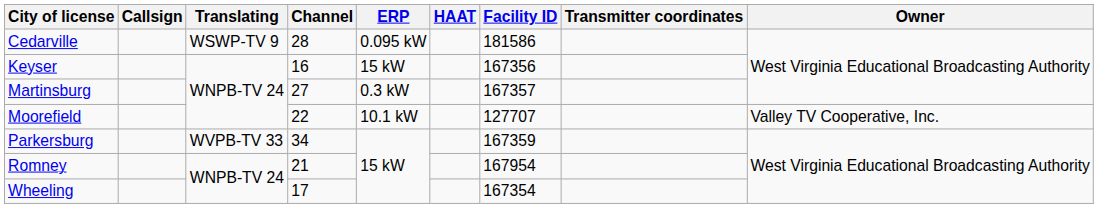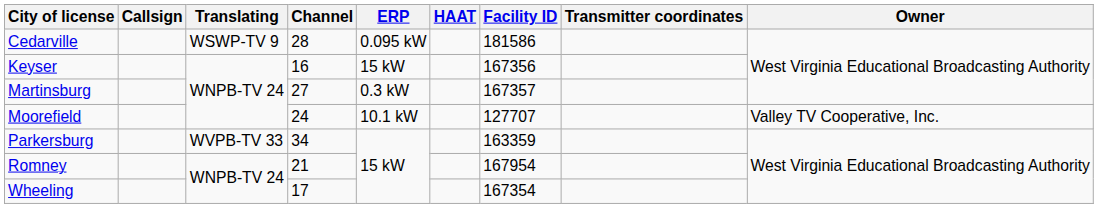(300, 116) 22 -> (300, 116) 24
(510, 141) 167359 -> (510, 141) 163359
